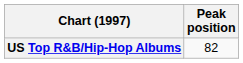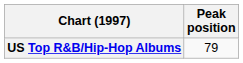(211, 48) 82 -> (211, 48) 79
